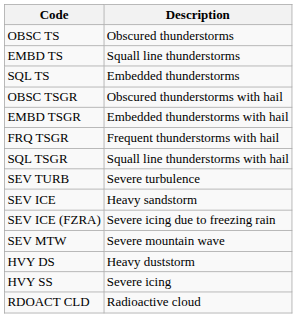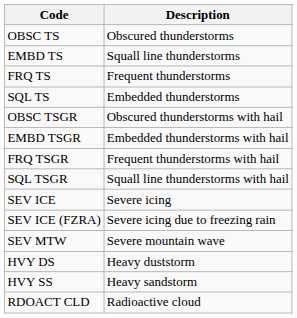+ row: (29, 76)
- row: (38, 179)
(152, 199) Heavy sandstorm -> (139, 199) Severe icing
(139, 281) Severe icing -> (152, 281) Heavy sandstorm
